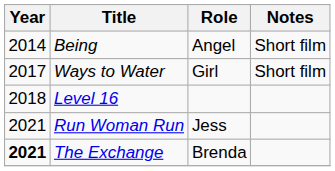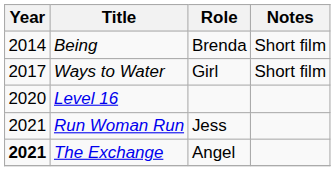(214, 44) Angel -> (219, 44) Brenda
(27, 98) 2018 -> (27, 98) 2020
(219, 152) Brenda -> (214, 152) Angel
